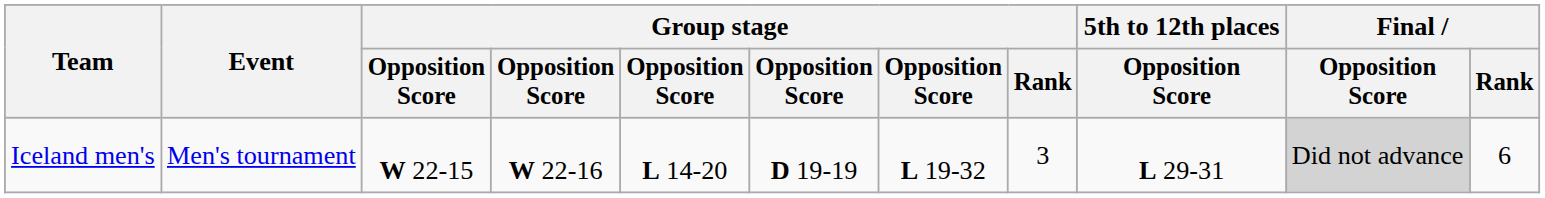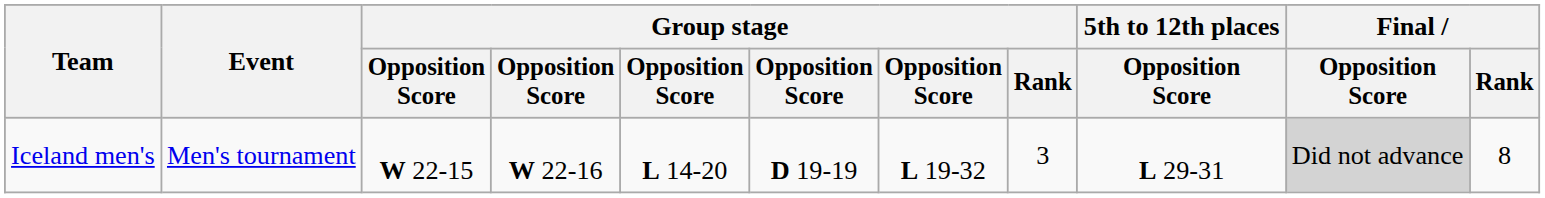(1504, 155) 6 -> (1504, 155) 8
